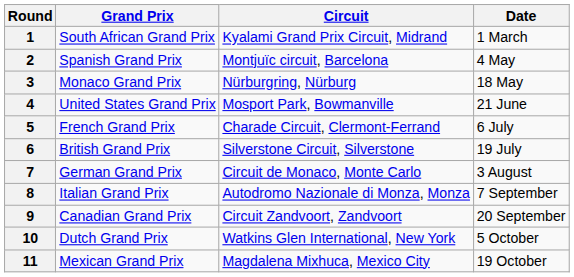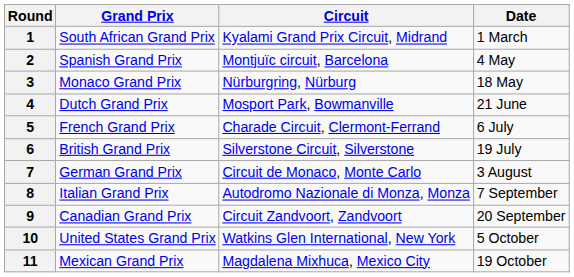(138, 104) United States Grand Prix -> (114, 104) Dutch Grand Prix
(114, 238) Dutch Grand Prix -> (138, 238) United States Grand Prix
